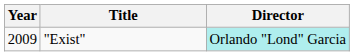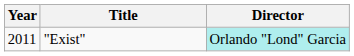(22, 39) 2009 -> (22, 39) 2011
